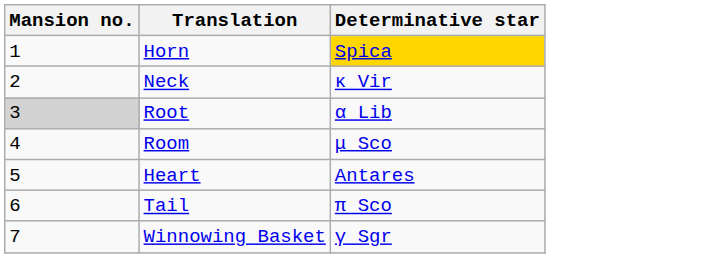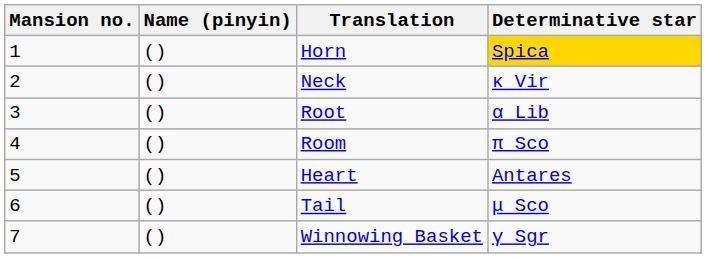+ column: (218, 20)
(15, 113) lightgrey background -> (15, 113) no background
(363, 144) μ Sco -> (520, 144) π Sco
(363, 206) π Sco -> (520, 206) μ Sco
